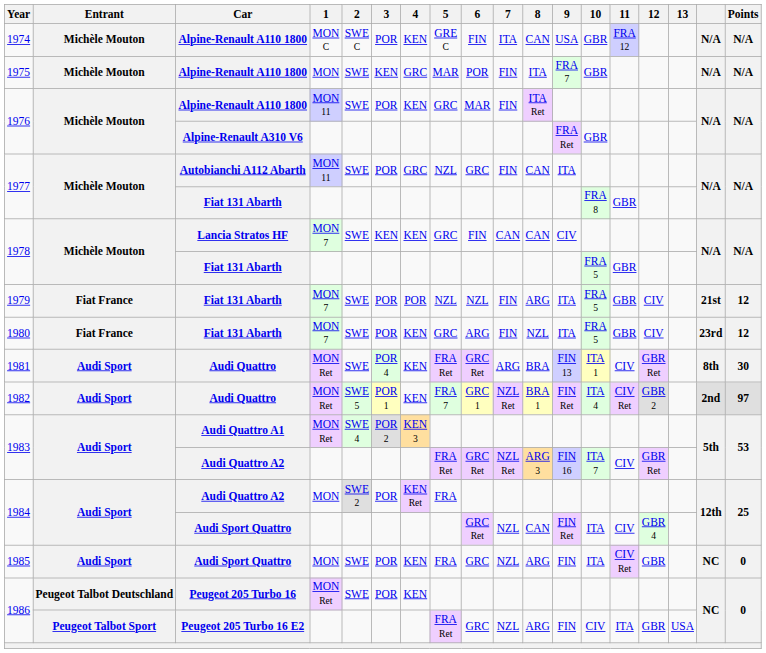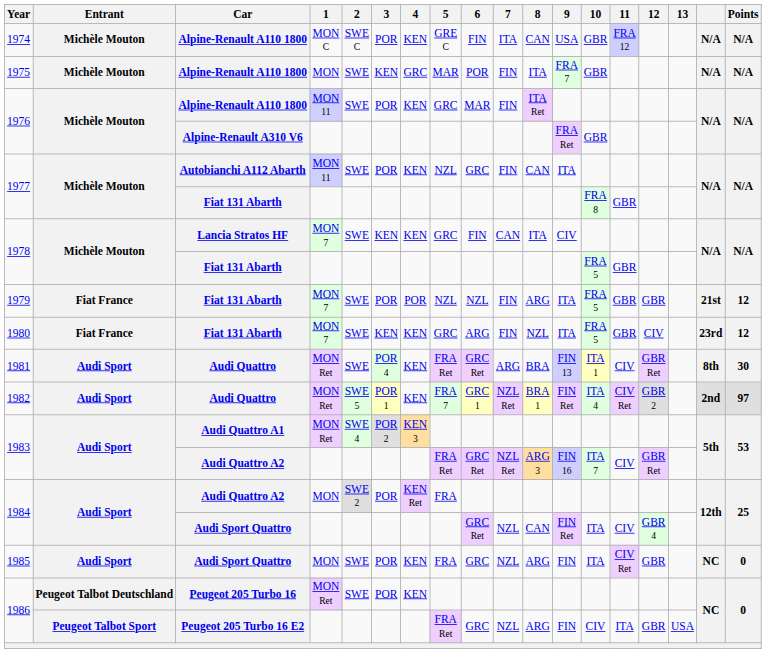(415, 170) GRC -> (415, 170) KEN
(538, 235) CAN -> (538, 235) ITA
(654, 300) CIV -> (654, 300) GBR
(386, 333) POR -> (386, 333) KEN
